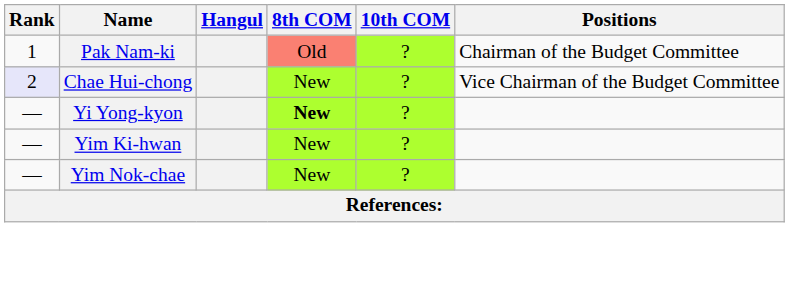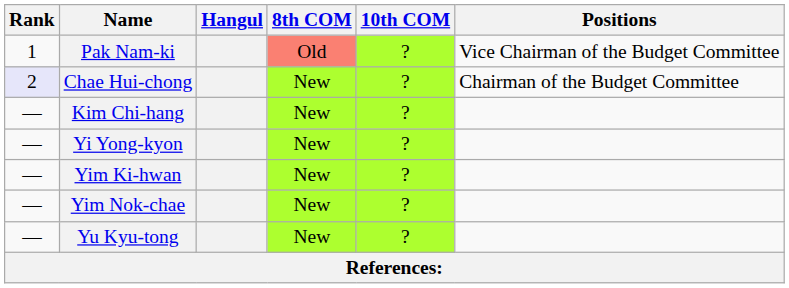(599, 50) Chairman of the Budget Committee -> (619, 50) Vice Chairman of the Budget Committee
(619, 81) Vice Chairman of the Budget Committee -> (599, 81) Chairman of the Budget Committee
+ row: (128, 112)
(312, 112) bold -> (312, 143) normal
+ row: (128, 236)
